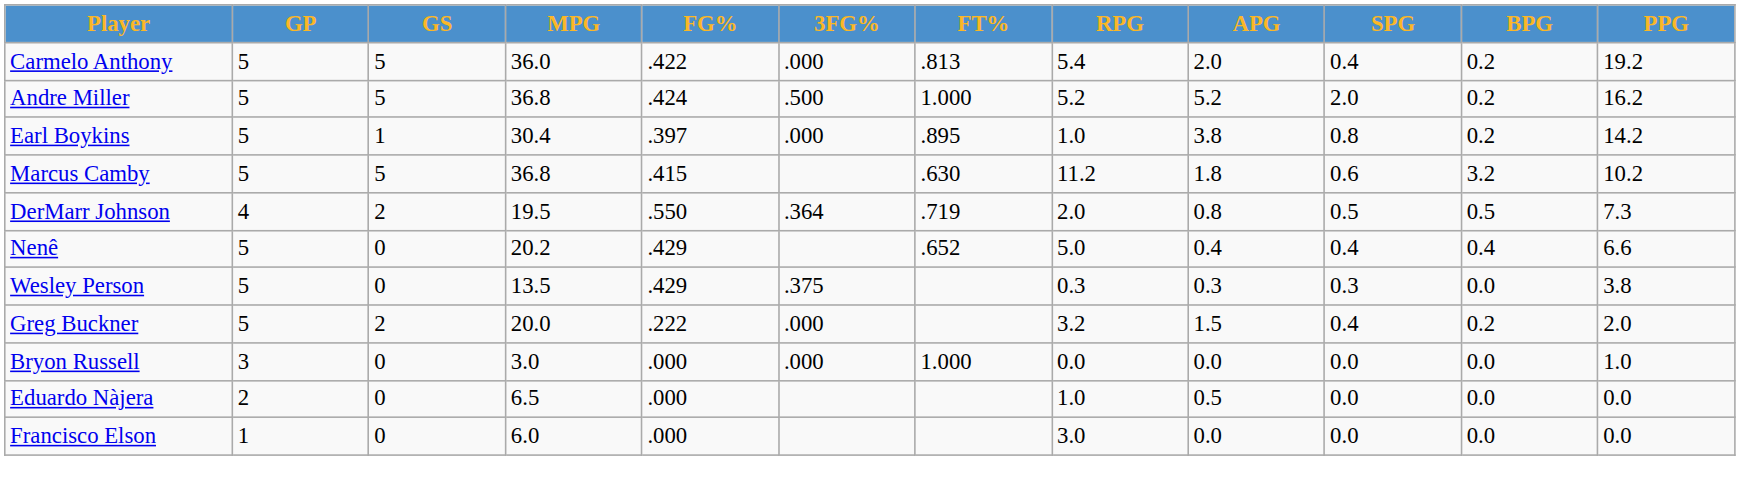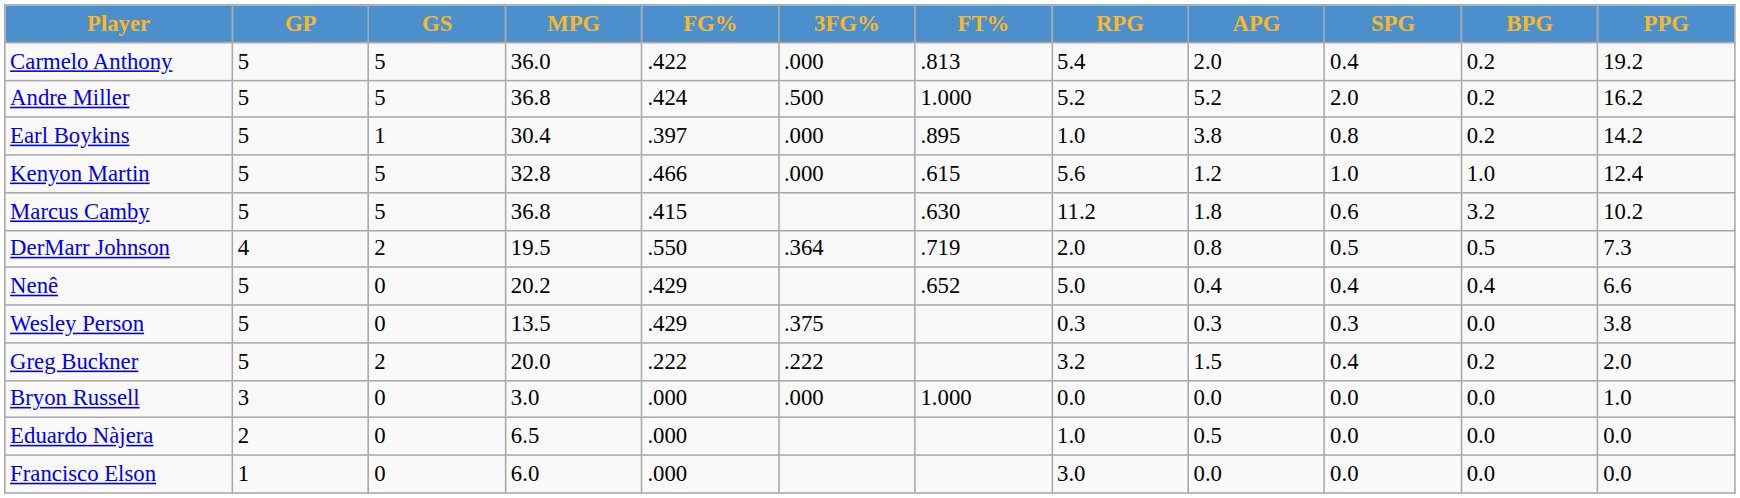+ row: (80, 173)
(804, 323) .000 -> (804, 361) .222
